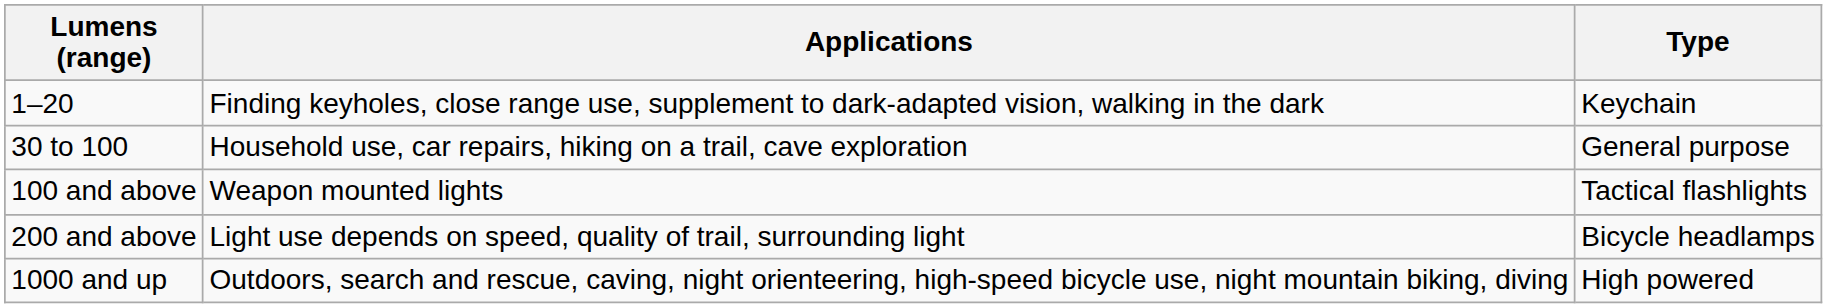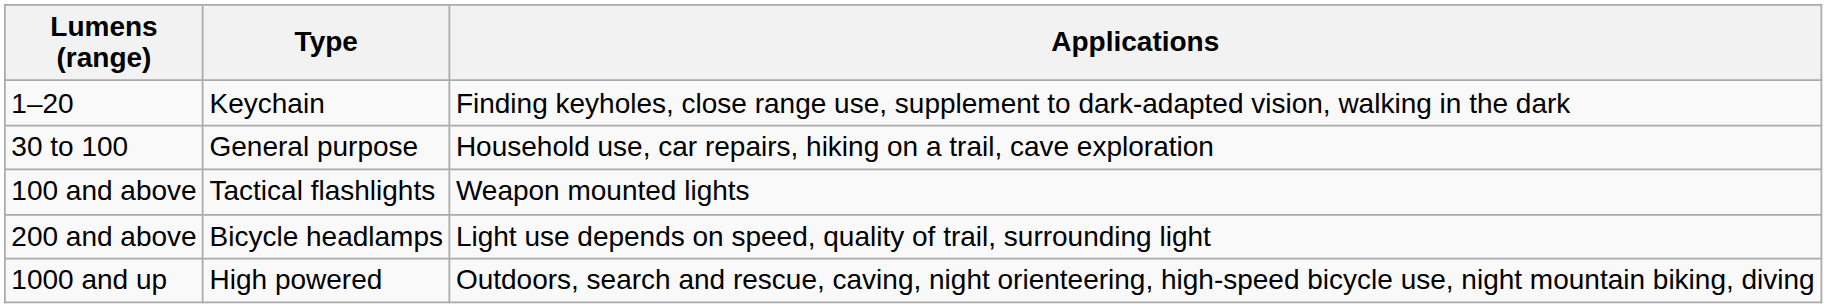columns swapped: (1698, 42) <-> (889, 42)
